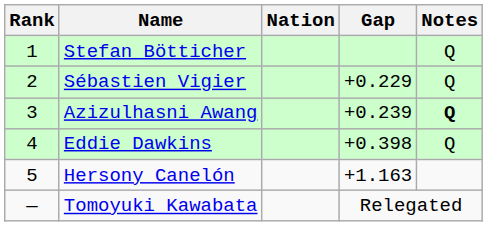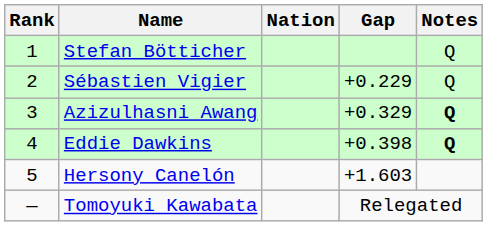(378, 113) +0.239 -> (378, 113) +0.329
(450, 144) normal -> (450, 144) bold
(378, 175) +1.163 -> (378, 175) +1.603
